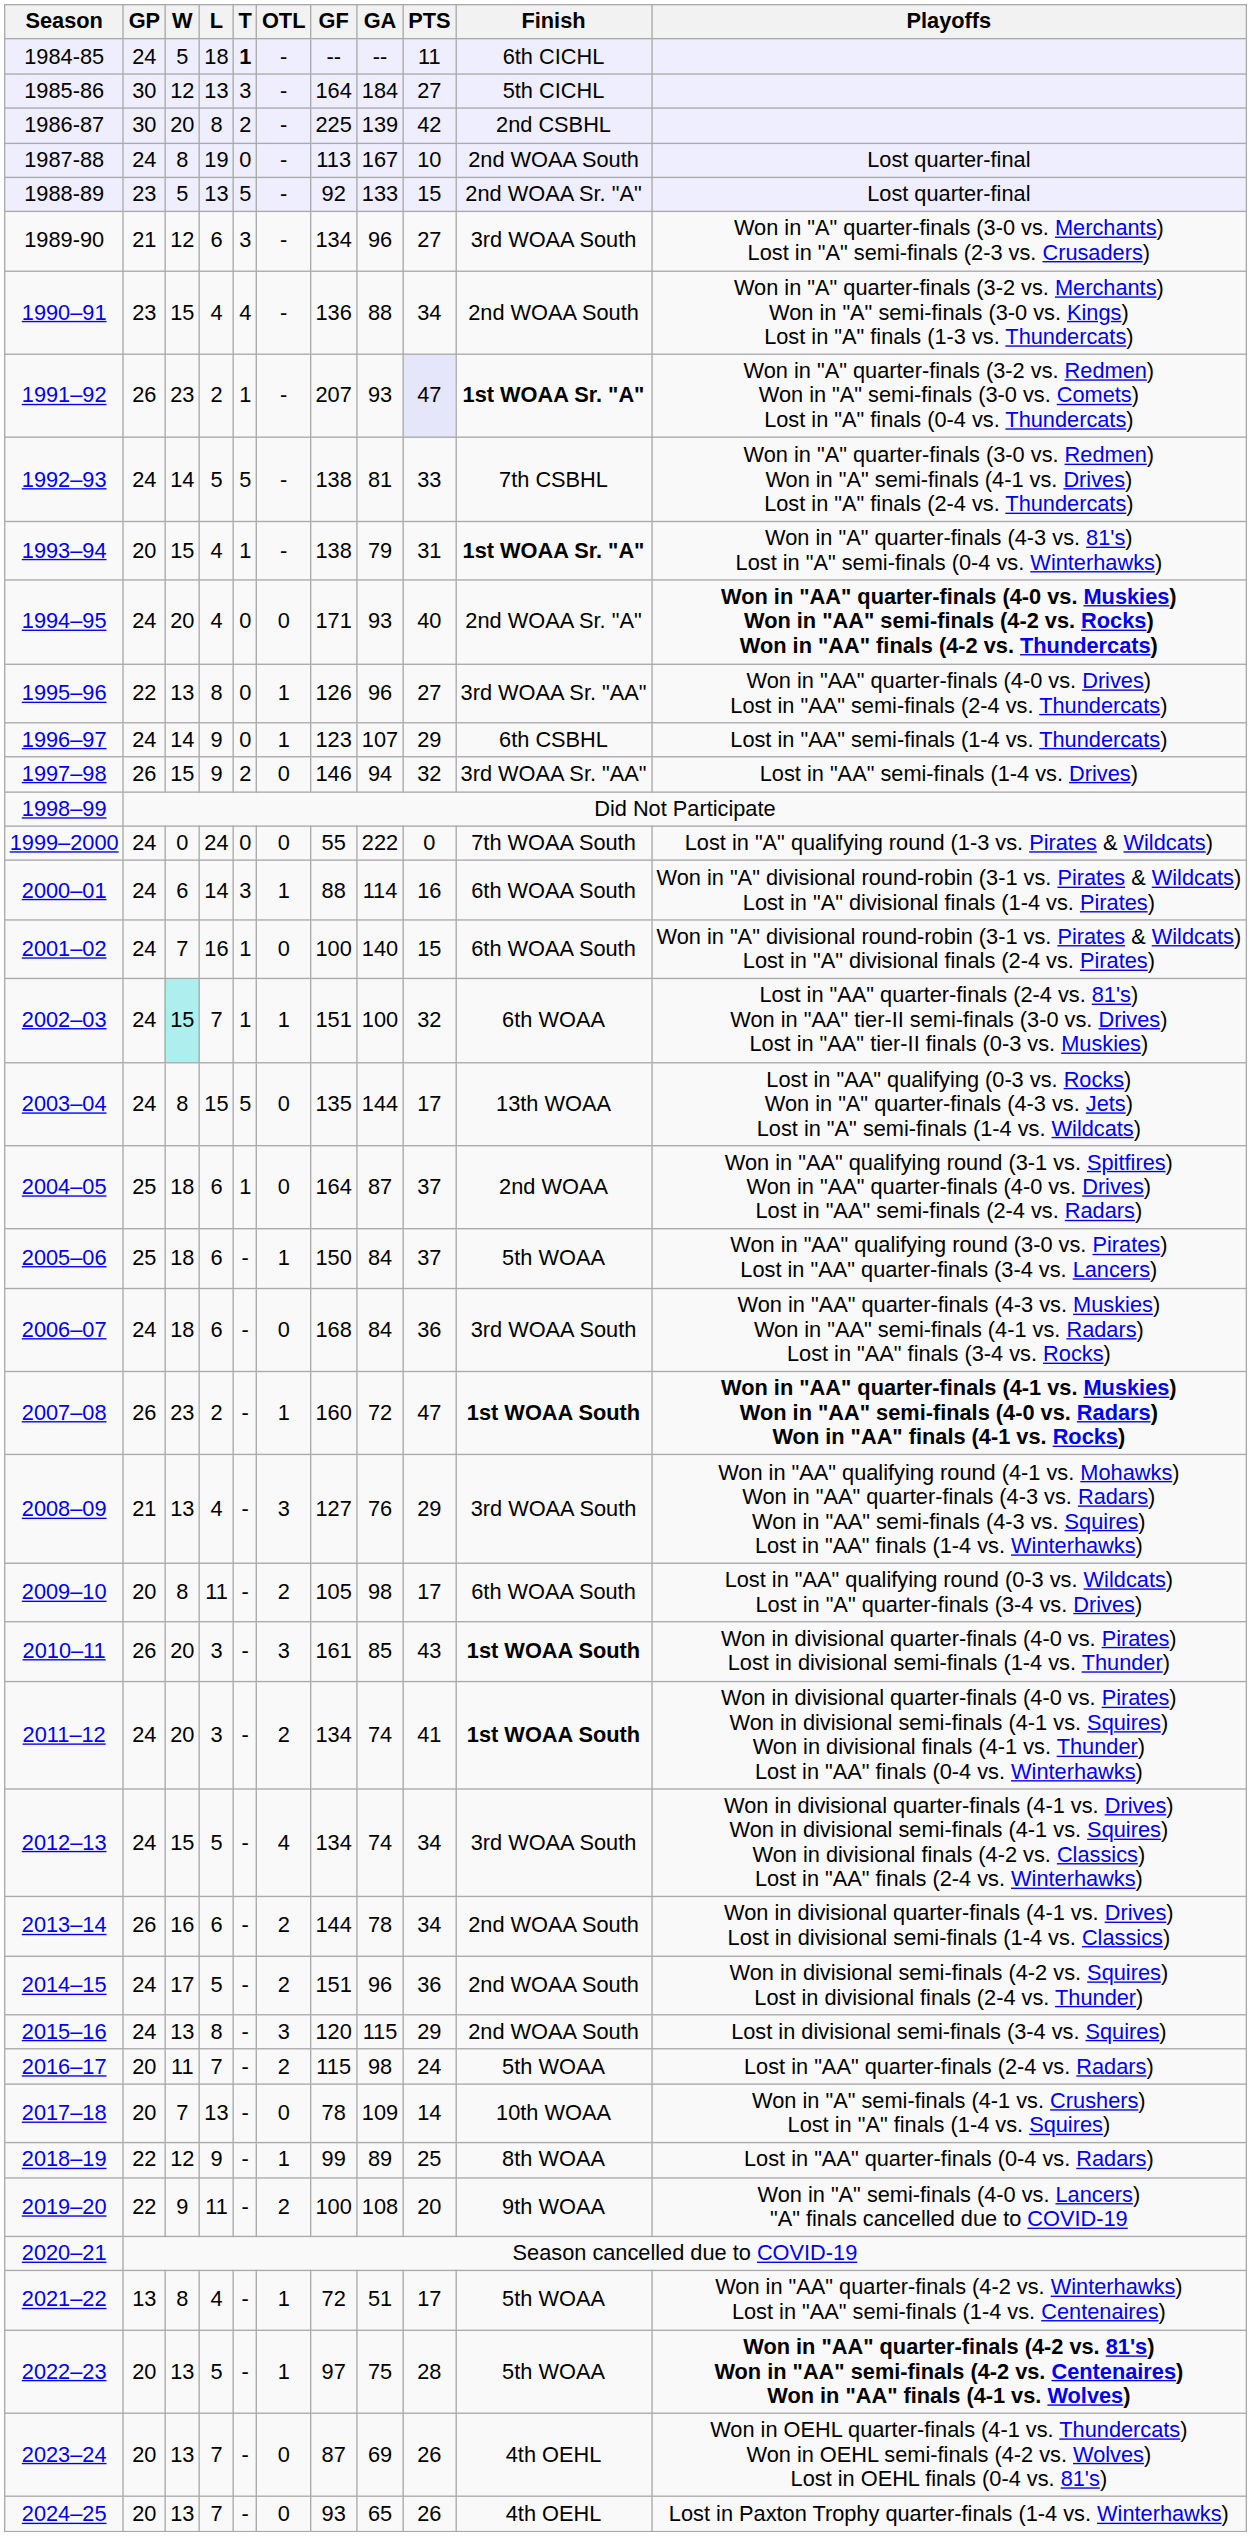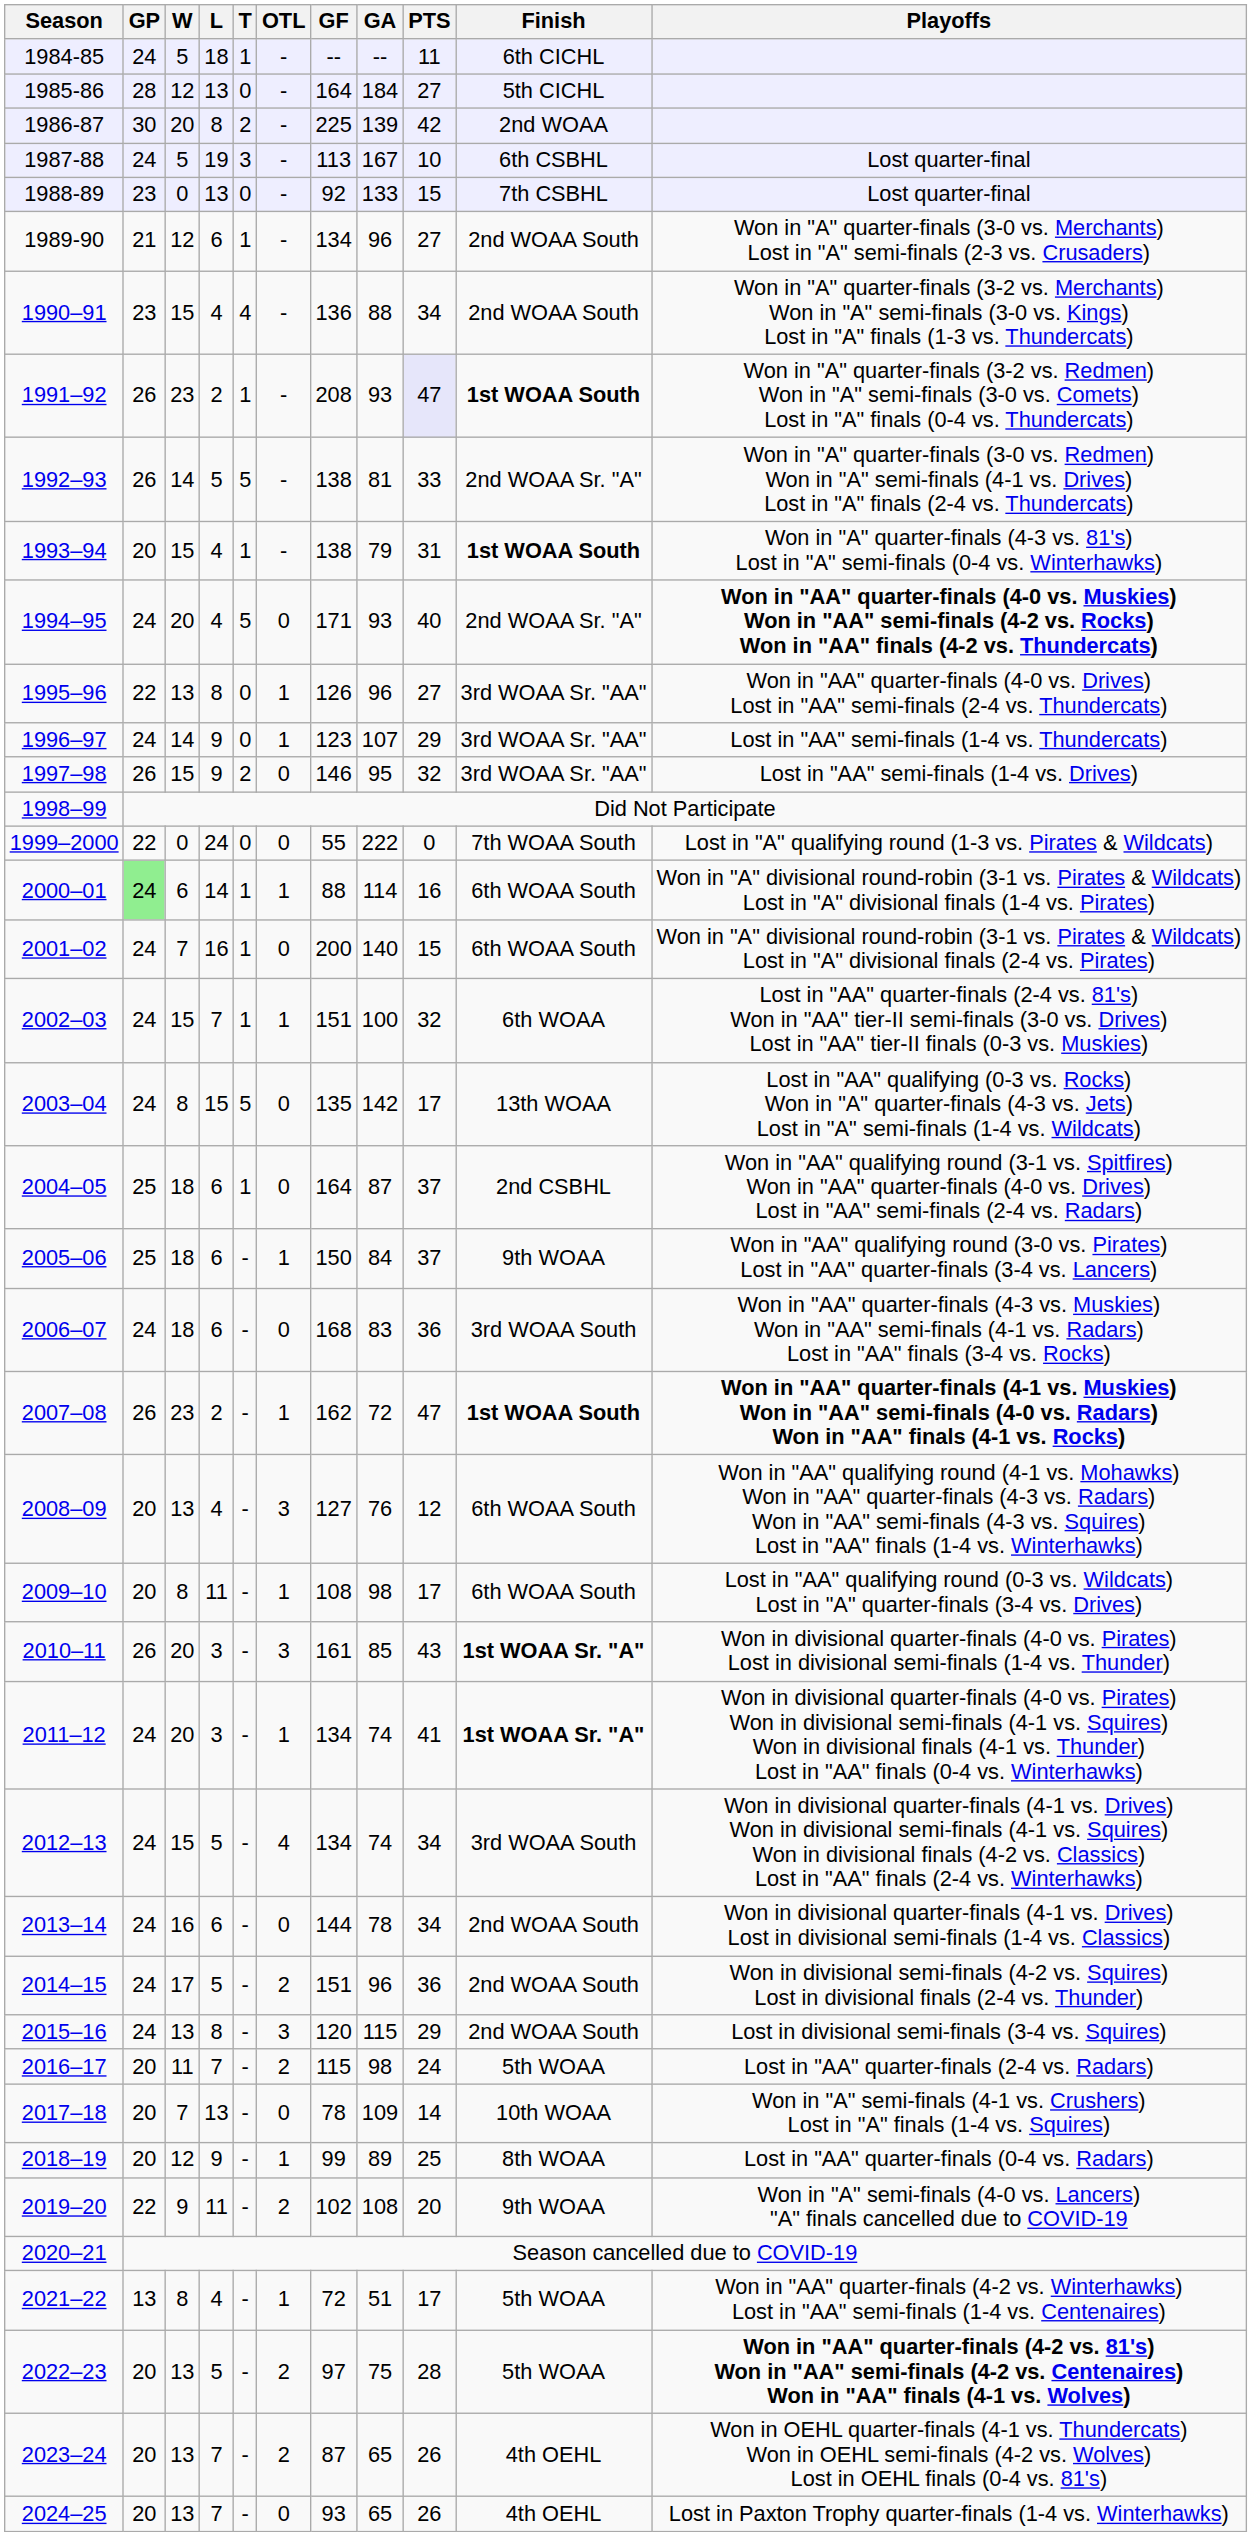(245, 56) bold -> (245, 56) normal
(144, 90) 30 -> (144, 90) 28
(245, 90) 3 -> (245, 90) 0
(554, 125) 2nd CSBHL -> (554, 125) 2nd WOAA
(182, 159) 8 -> (182, 159) 5
(245, 159) 0 -> (245, 159) 3
(554, 159) 2nd WOAA South -> (554, 159) 6th CSBHL
(182, 194) 5 -> (182, 194) 0
(245, 194) 5 -> (245, 194) 0
(554, 194) 2nd WOAA Sr. "A" -> (554, 194) 7th CSBHL
(245, 241) 3 -> (245, 241) 1
(554, 241) 3rd WOAA South -> (554, 241) 2nd WOAA South
(334, 395) 207 -> (334, 395) 208
(554, 395) 1st WOAA Sr. "A" -> (554, 395) 1st WOAA South
(144, 479) 24 -> (144, 479) 26
(554, 479) 7th CSBHL -> (554, 479) 2nd WOAA Sr. "A"
(554, 550) 1st WOAA Sr. "A" -> (554, 550) 1st WOAA South
(245, 621) 0 -> (245, 621) 5
(554, 739) 6th CSBHL -> (554, 739) 3rd WOAA Sr. "AA"
(380, 774) 94 -> (380, 774) 95
(144, 843) 24 -> (144, 843) 22
(144, 889) no background -> (144, 889) lightgreen background
(245, 889) 3 -> (245, 889) 1
(334, 948) 100 -> (334, 948) 200
(182, 1020) paleturquoise background -> (182, 1020) no background
(380, 1103) 144 -> (380, 1103) 142
(554, 1187) 2nd WOAA -> (554, 1187) 2nd CSBHL
(554, 1258) 5th WOAA -> (554, 1258) 9th WOAA
(380, 1329) 84 -> (380, 1329) 83
(334, 1413) 160 -> (334, 1413) 162
(144, 1508) 21 -> (144, 1508) 20
(429, 1508) 29 -> (429, 1508) 12
(554, 1508) 3rd WOAA South -> (554, 1508) 6th WOAA South
(284, 1592) 2 -> (284, 1592) 1
(334, 1592) 105 -> (334, 1592) 108
(554, 1651) 1st WOAA South -> (554, 1651) 1st WOAA Sr. "A"
(284, 1734) 2 -> (284, 1734) 1
(554, 1734) 1st WOAA South -> (554, 1734) 1st WOAA Sr. "A"
(144, 1926) 26 -> (144, 1926) 24
(284, 1926) 2 -> (284, 1926) 0
(144, 2159) 22 -> (144, 2159) 20
(334, 2206) 100 -> (334, 2206) 102
(284, 2371) 1 -> (284, 2371) 2
(284, 2454) 0 -> (284, 2454) 2
(380, 2454) 69 -> (380, 2454) 65
